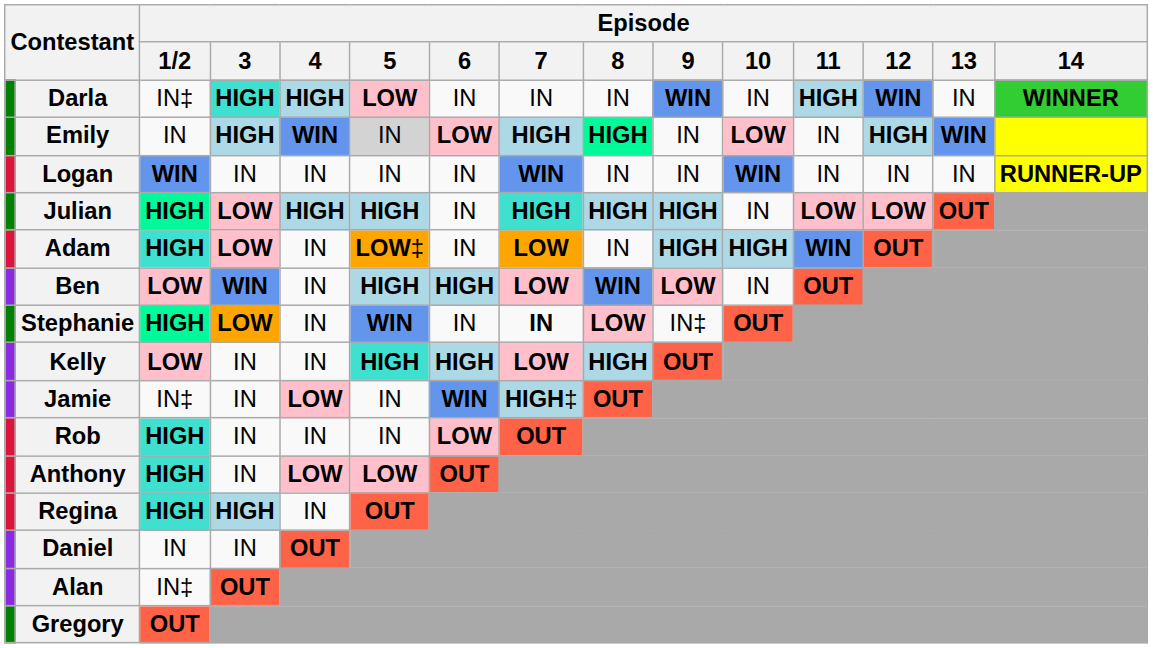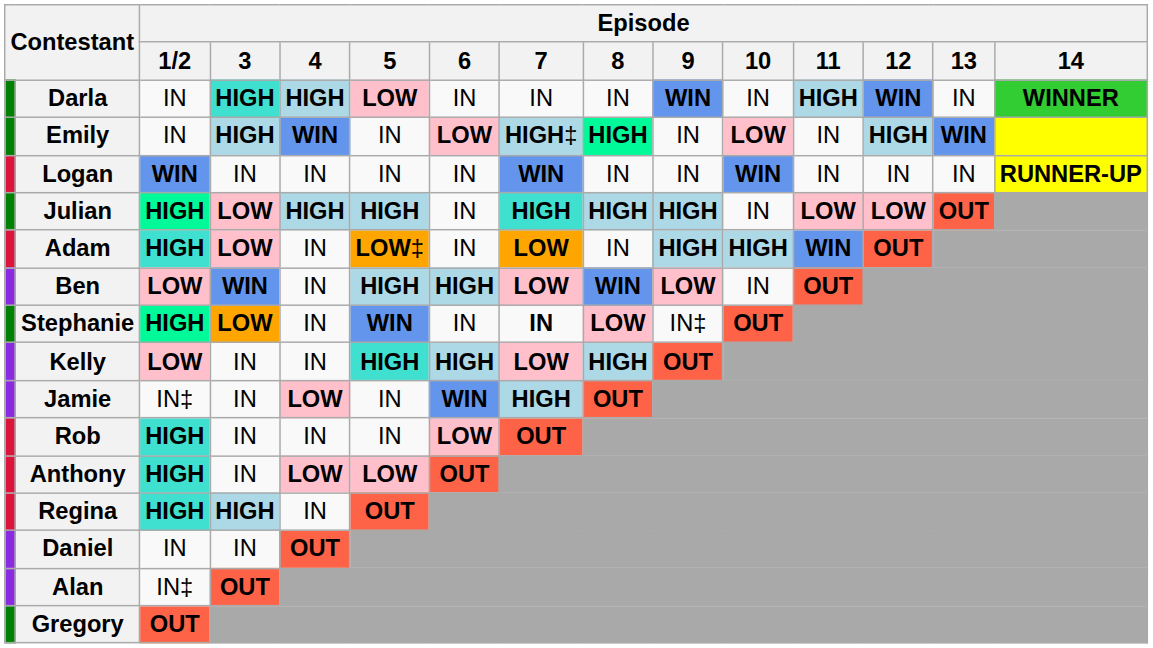(175, 98) IN‡ -> (175, 98) IN
(390, 135) lightgrey background -> (390, 135) no background
(541, 135) HIGH -> (541, 135) HIGH‡
(541, 398) HIGH‡ -> (541, 398) HIGH
